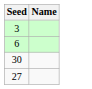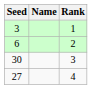+ column: (73, 12)
